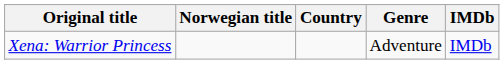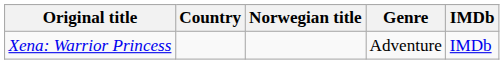columns swapped: (331, 18) <-> (236, 18)
